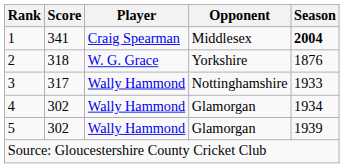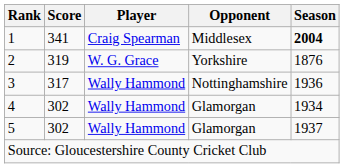(58, 60) 318 -> (58, 60) 319
(308, 83) 1933 -> (308, 83) 1936
(308, 128) 1939 -> (308, 128) 1937
